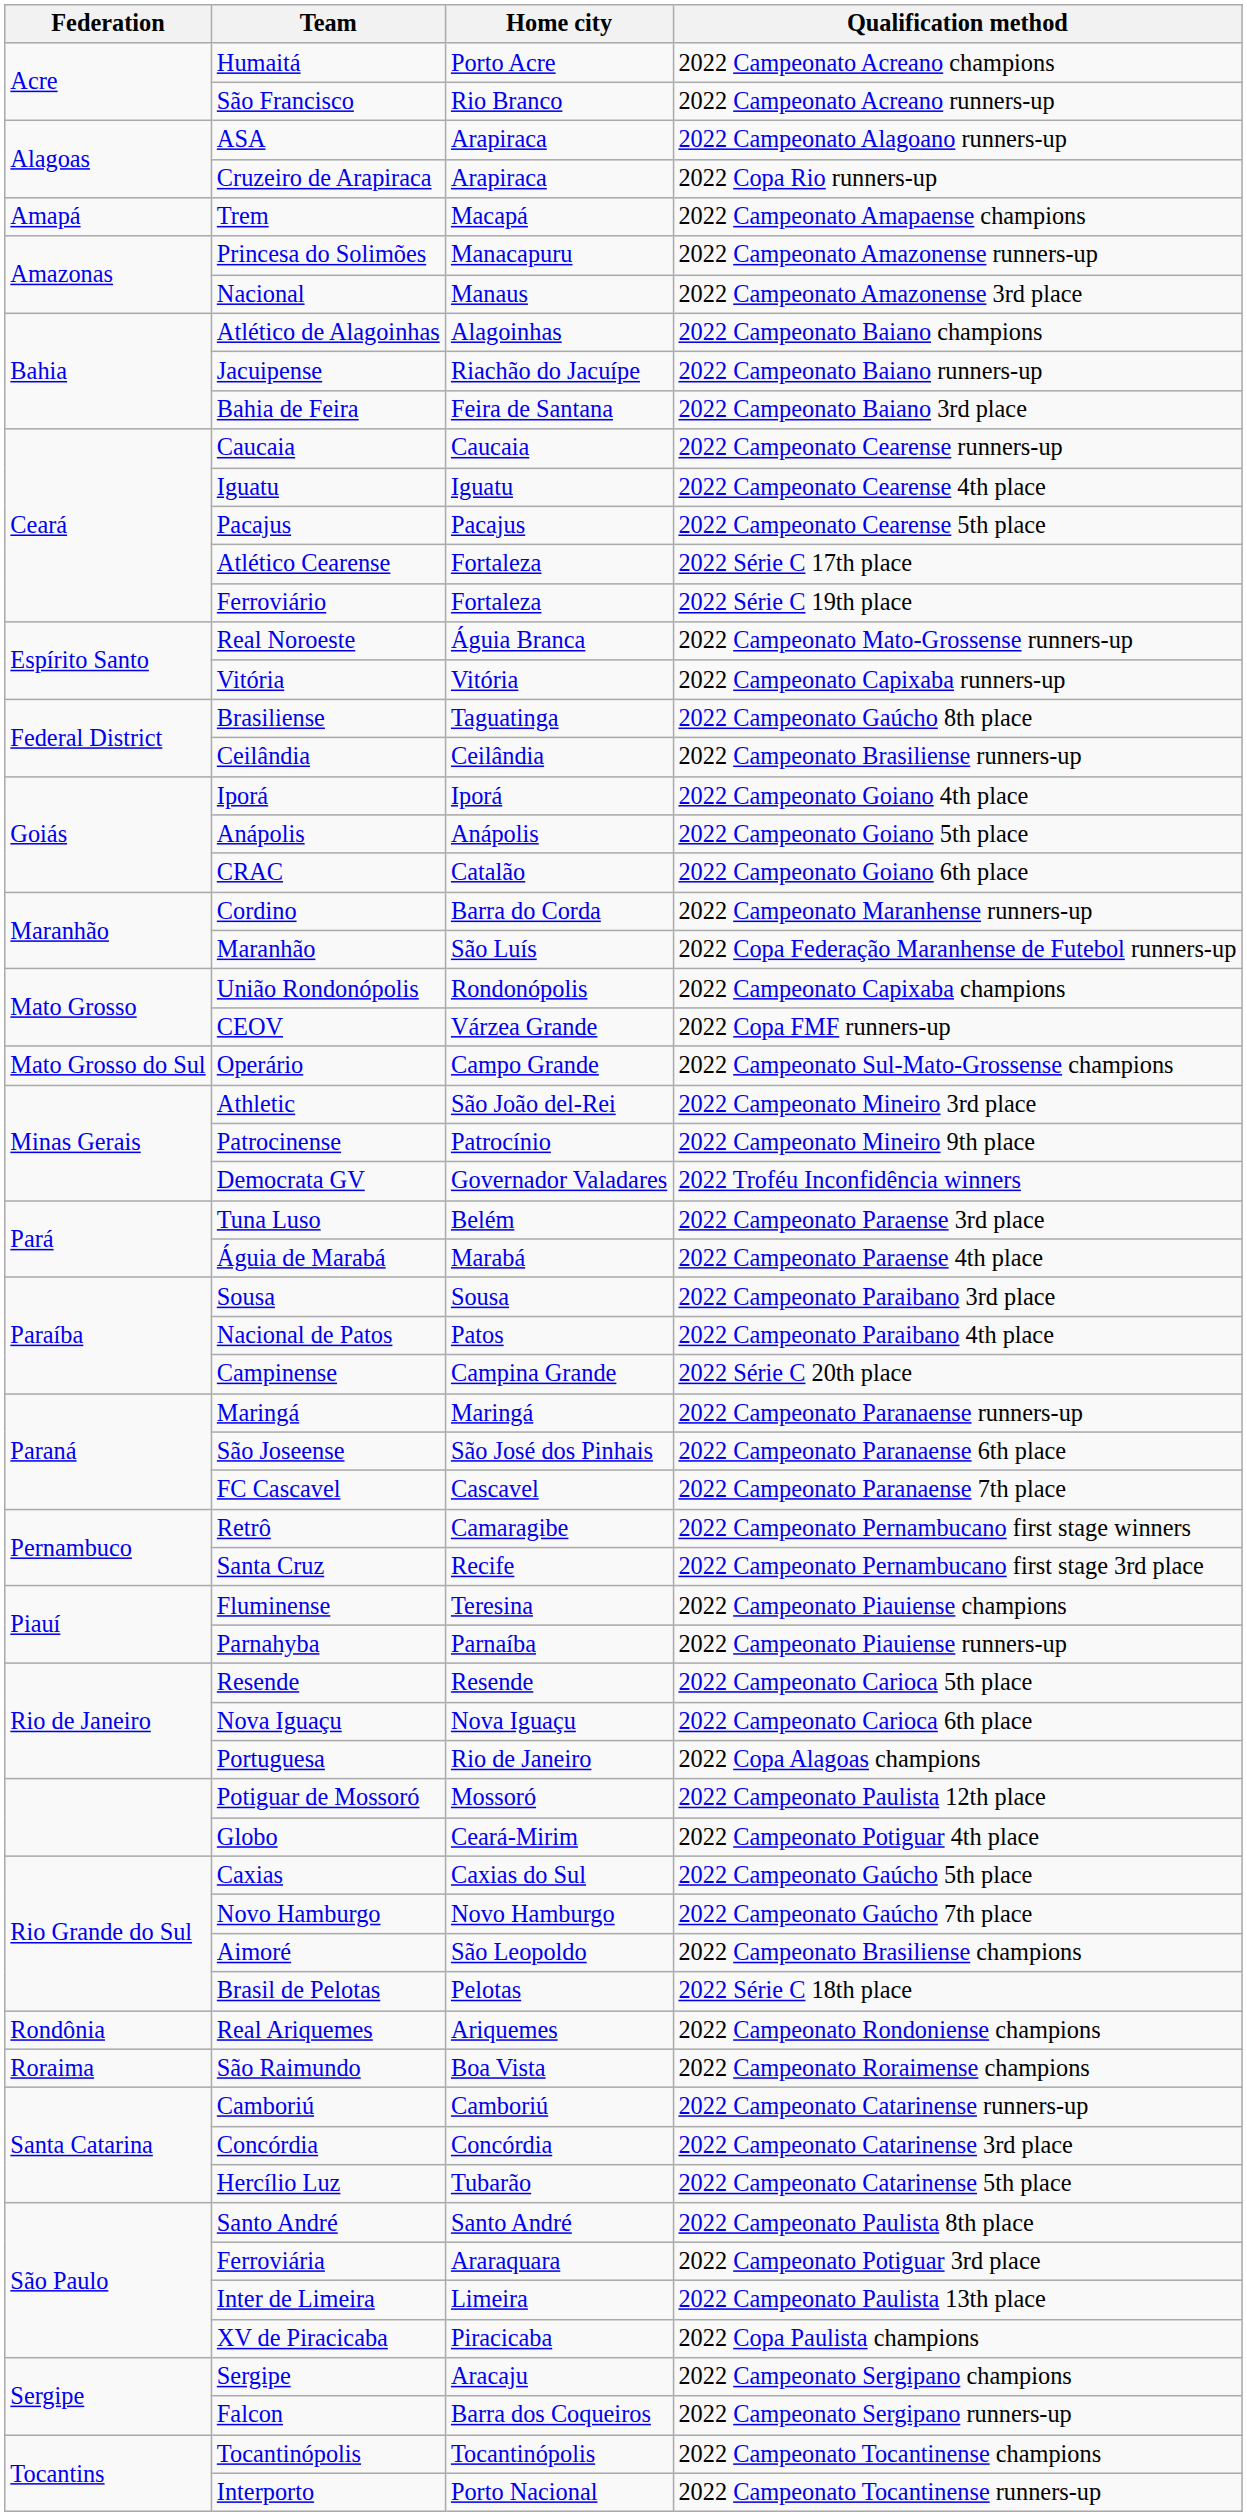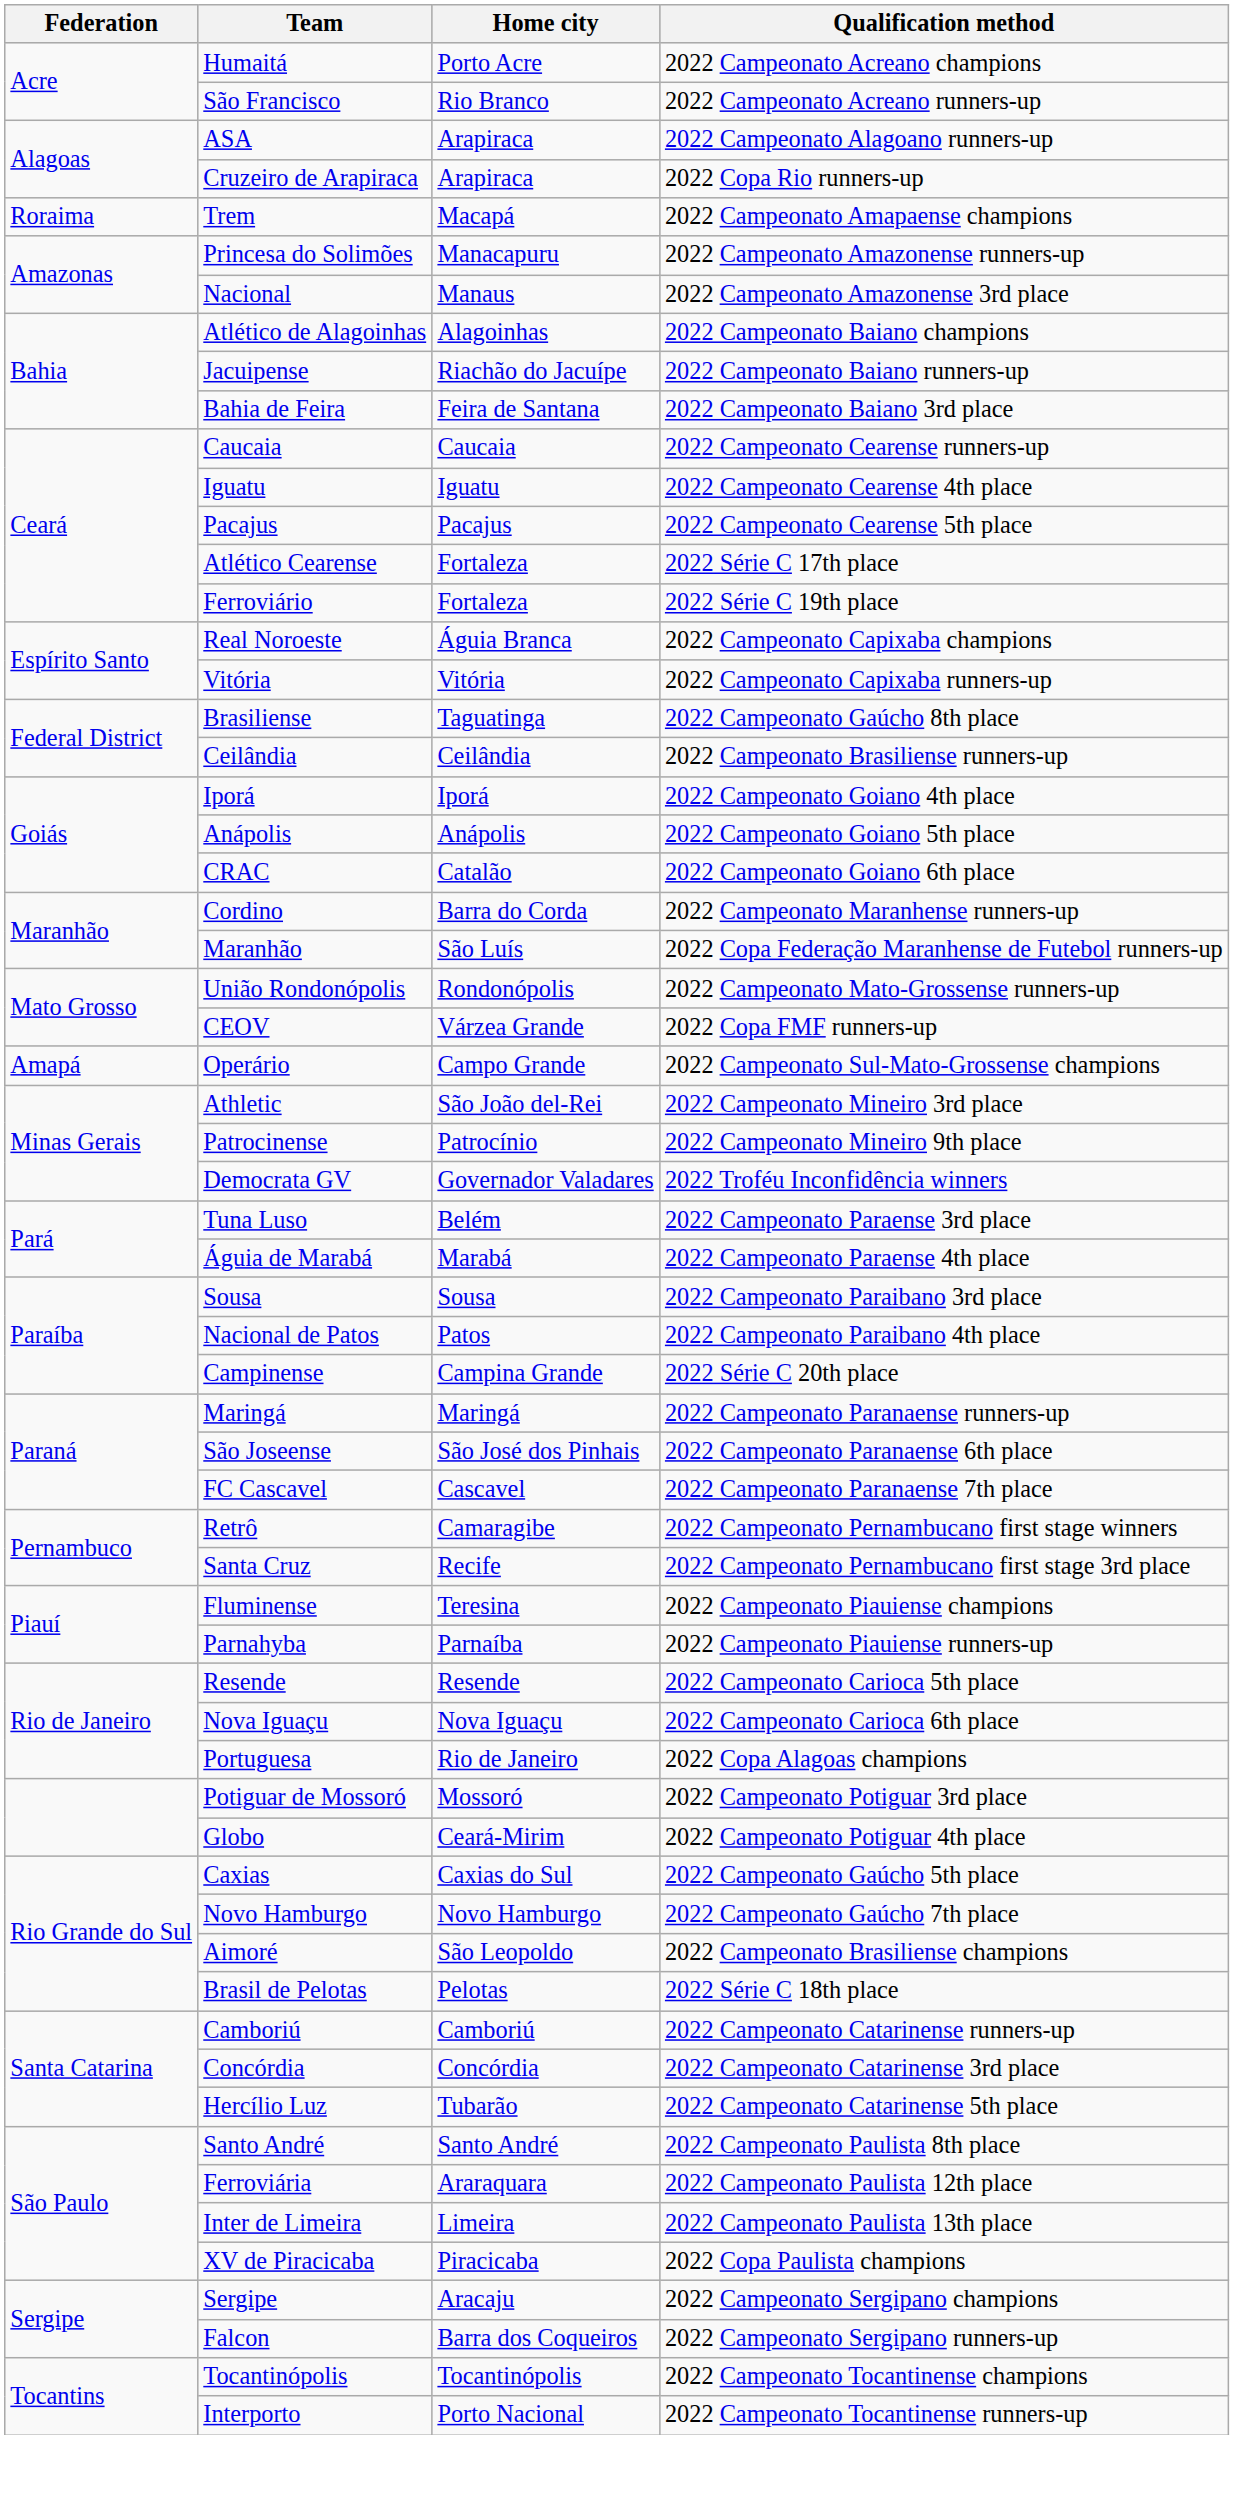(45, 216) Amapá -> (52, 216) Roraima
(906, 640) 2022 Campeonato Mato-Grossense runners-up -> (858, 640) 2022 Campeonato Capixaba champions
(872, 988) 2022 Campeonato Capixaba champions -> (892, 988) 2022 Campeonato Mato-Grossense runners-up
(108, 1065) Mato Grosso do Sul -> (45, 1065) Amapá
(862, 1798) 2022 Campeonato Paulista 12th place -> (846, 1798) 2022 Campeonato Potiguar 3rd place
- row: (295, 2029)
- row: (289, 2067)
(859, 2260) 2022 Campeonato Potiguar 3rd place -> (849, 2183) 2022 Campeonato Paulista 12th place
